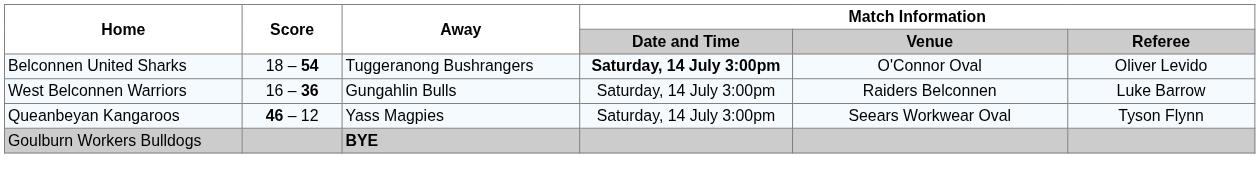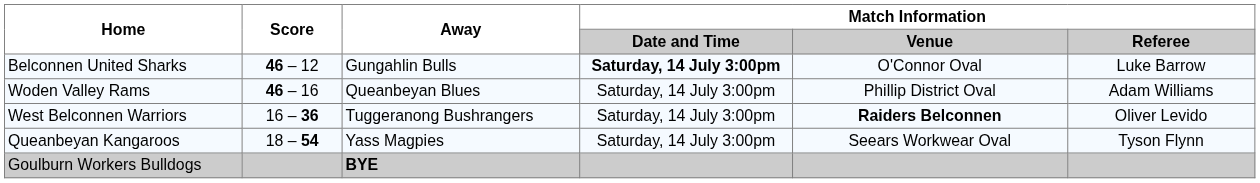(292, 66) 18 – 54 -> (292, 66) 46 – 12
(439, 66) Tuggeranong Bushrangers -> (401, 66) Gungahlin Bulls
(1161, 66) Oliver Levido -> (1161, 66) Luke Barrow
+ row: (79, 91)
(401, 91) Gungahlin Bulls -> (439, 115) Tuggeranong Bushrangers
(930, 91) normal -> (930, 115) bold
(1161, 91) Luke Barrow -> (1161, 115) Oliver Levido
(292, 115) 46 – 12 -> (292, 140) 18 – 54
